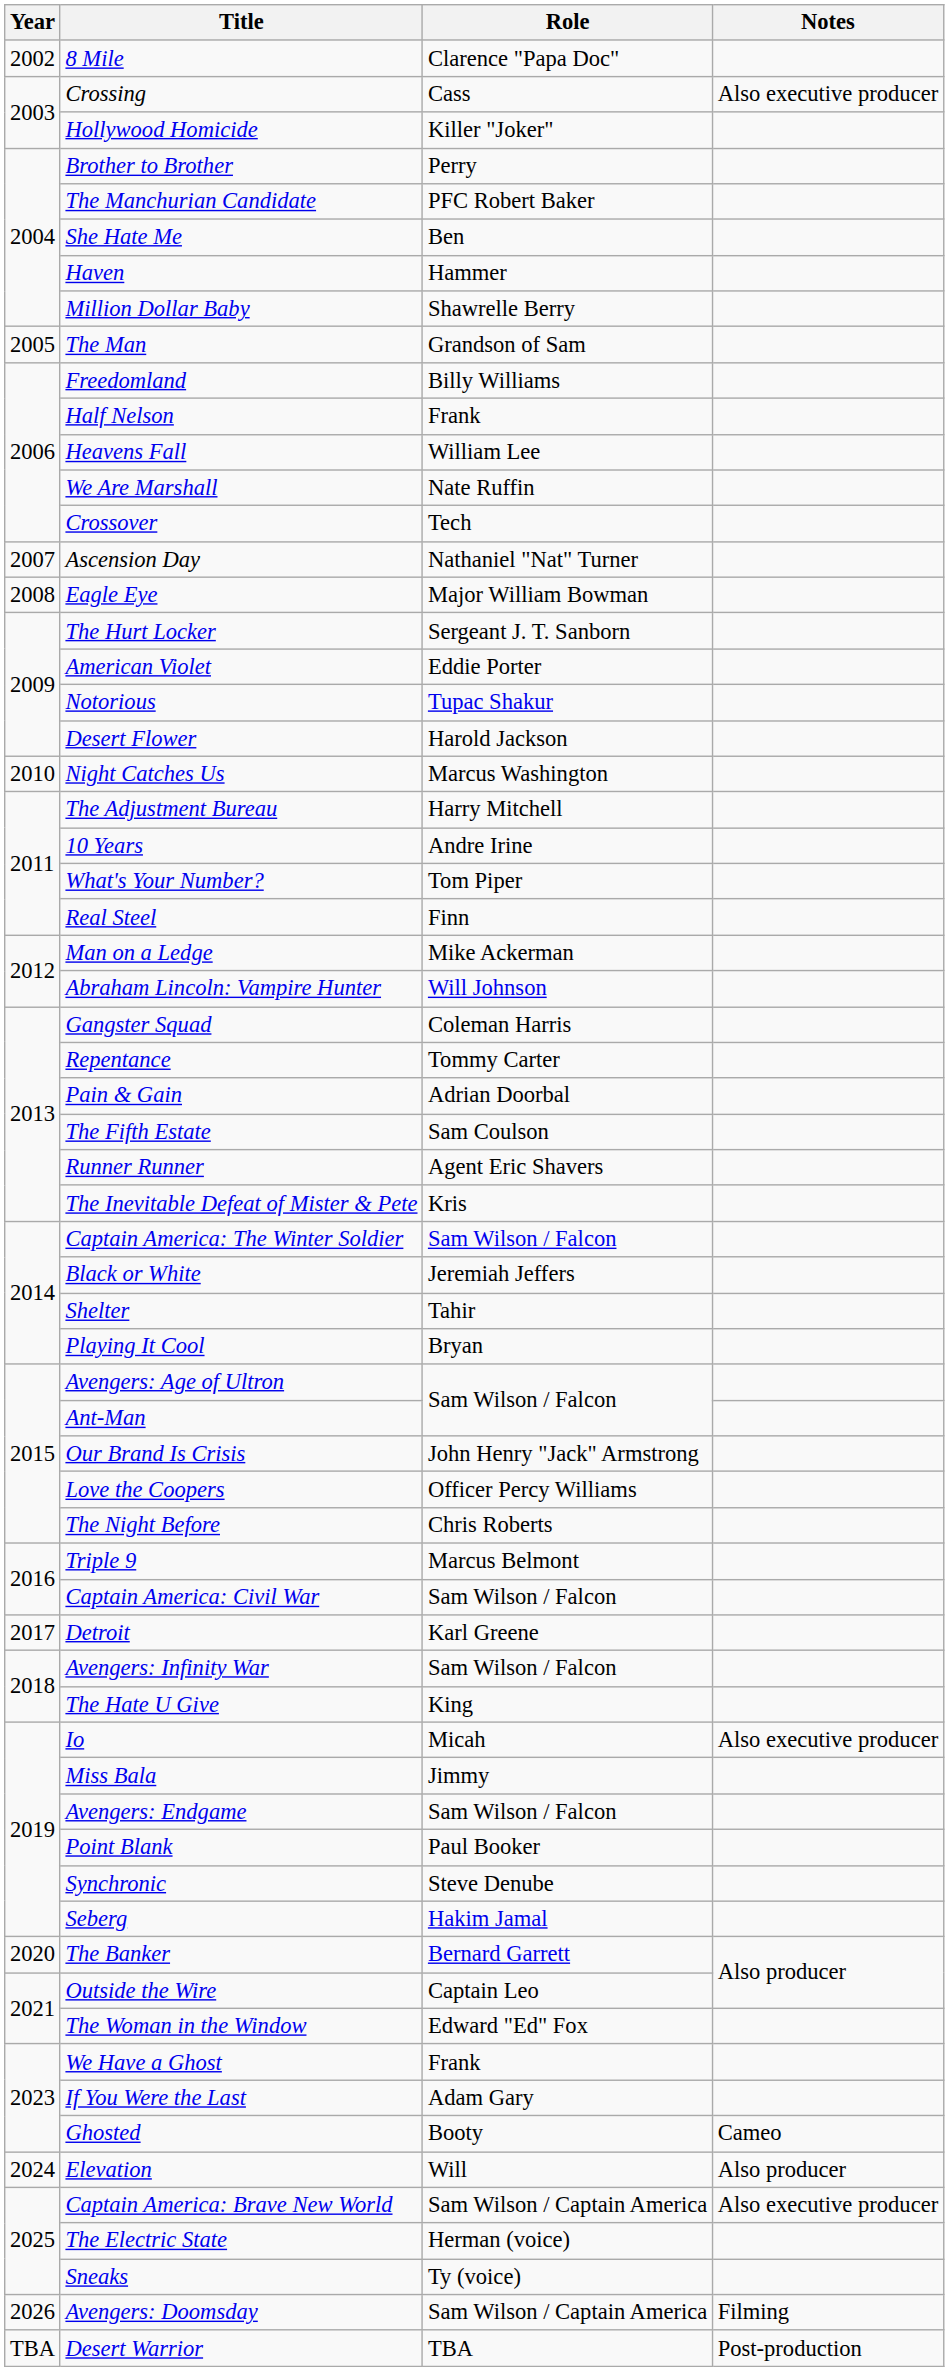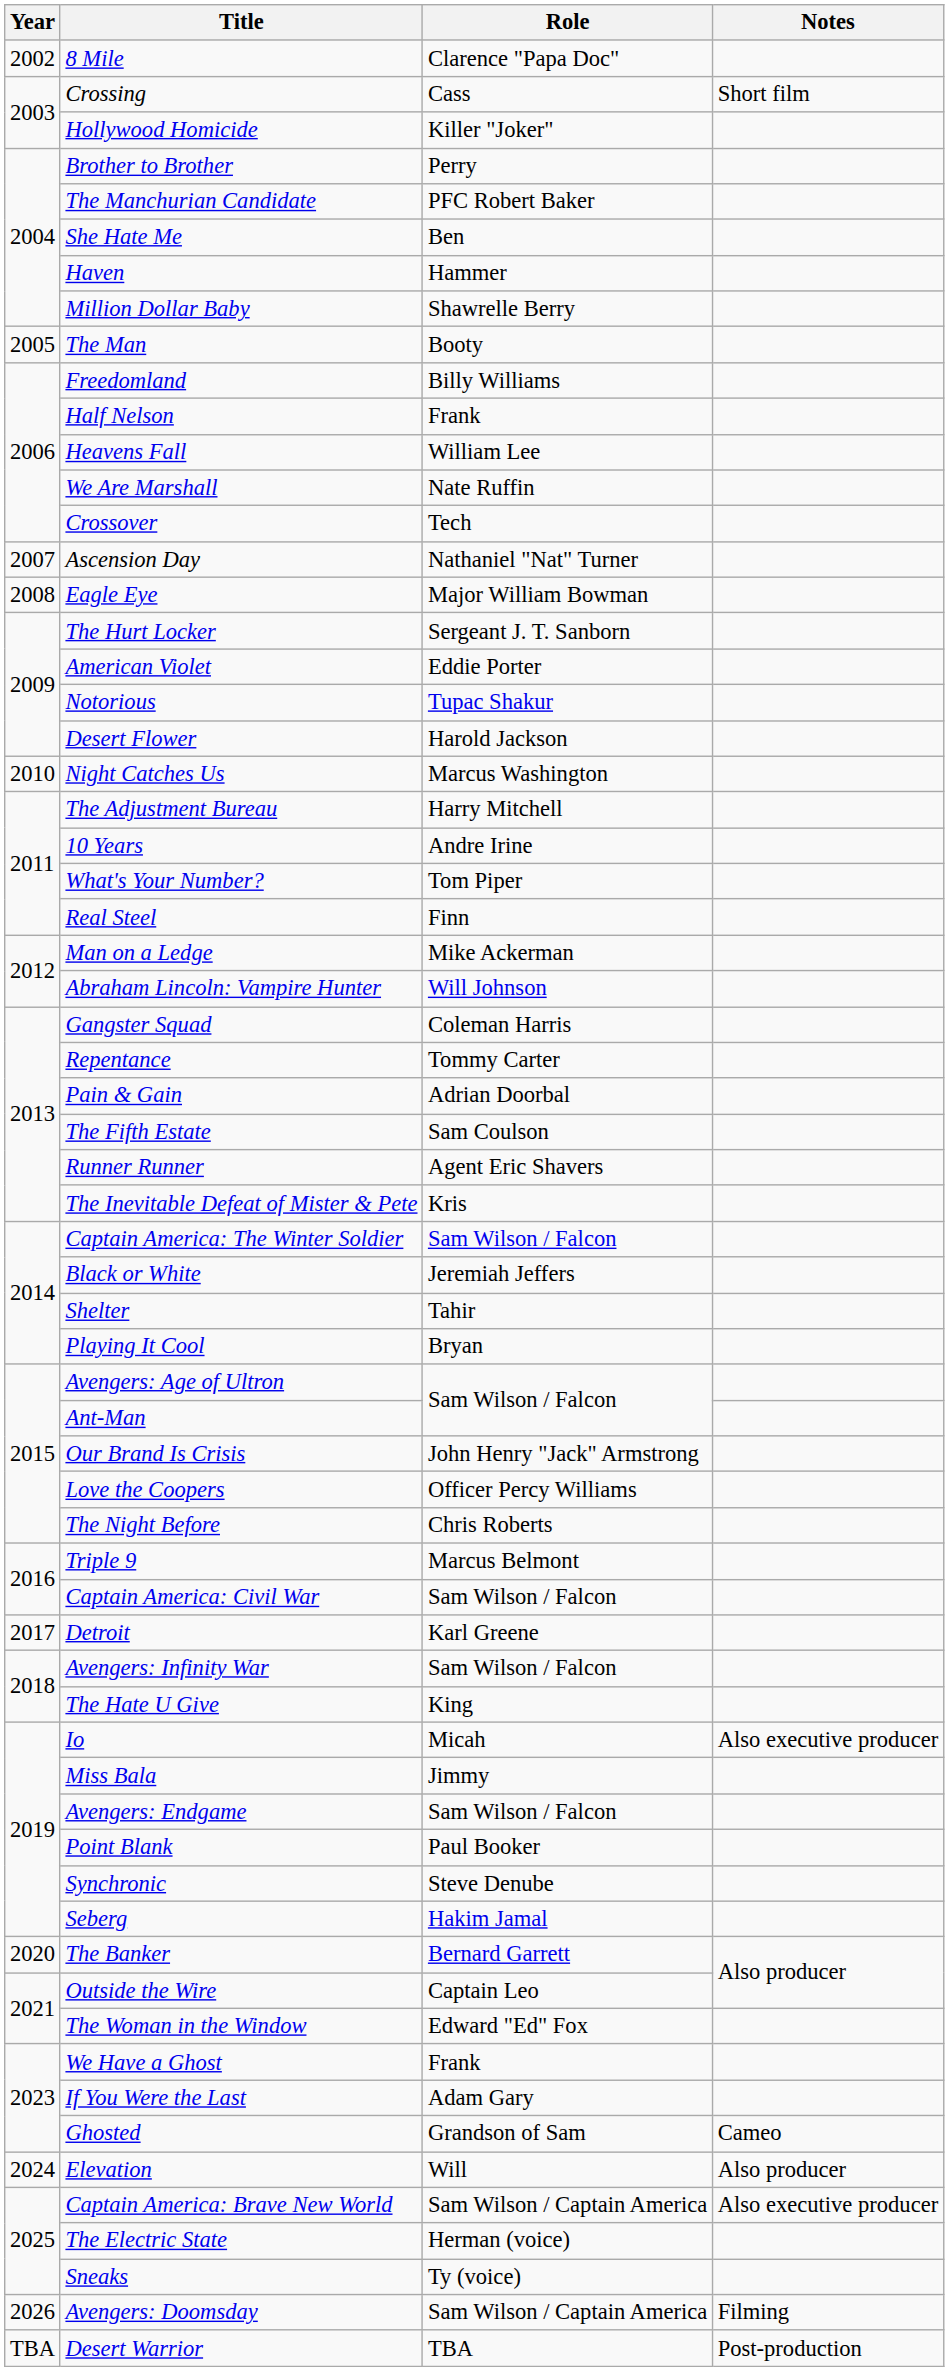(828, 93) Also executive producer -> (764, 93) Short film
(507, 344) Grandson of Sam -> (455, 344) Booty
(455, 2133) Booty -> (507, 2133) Grandson of Sam
